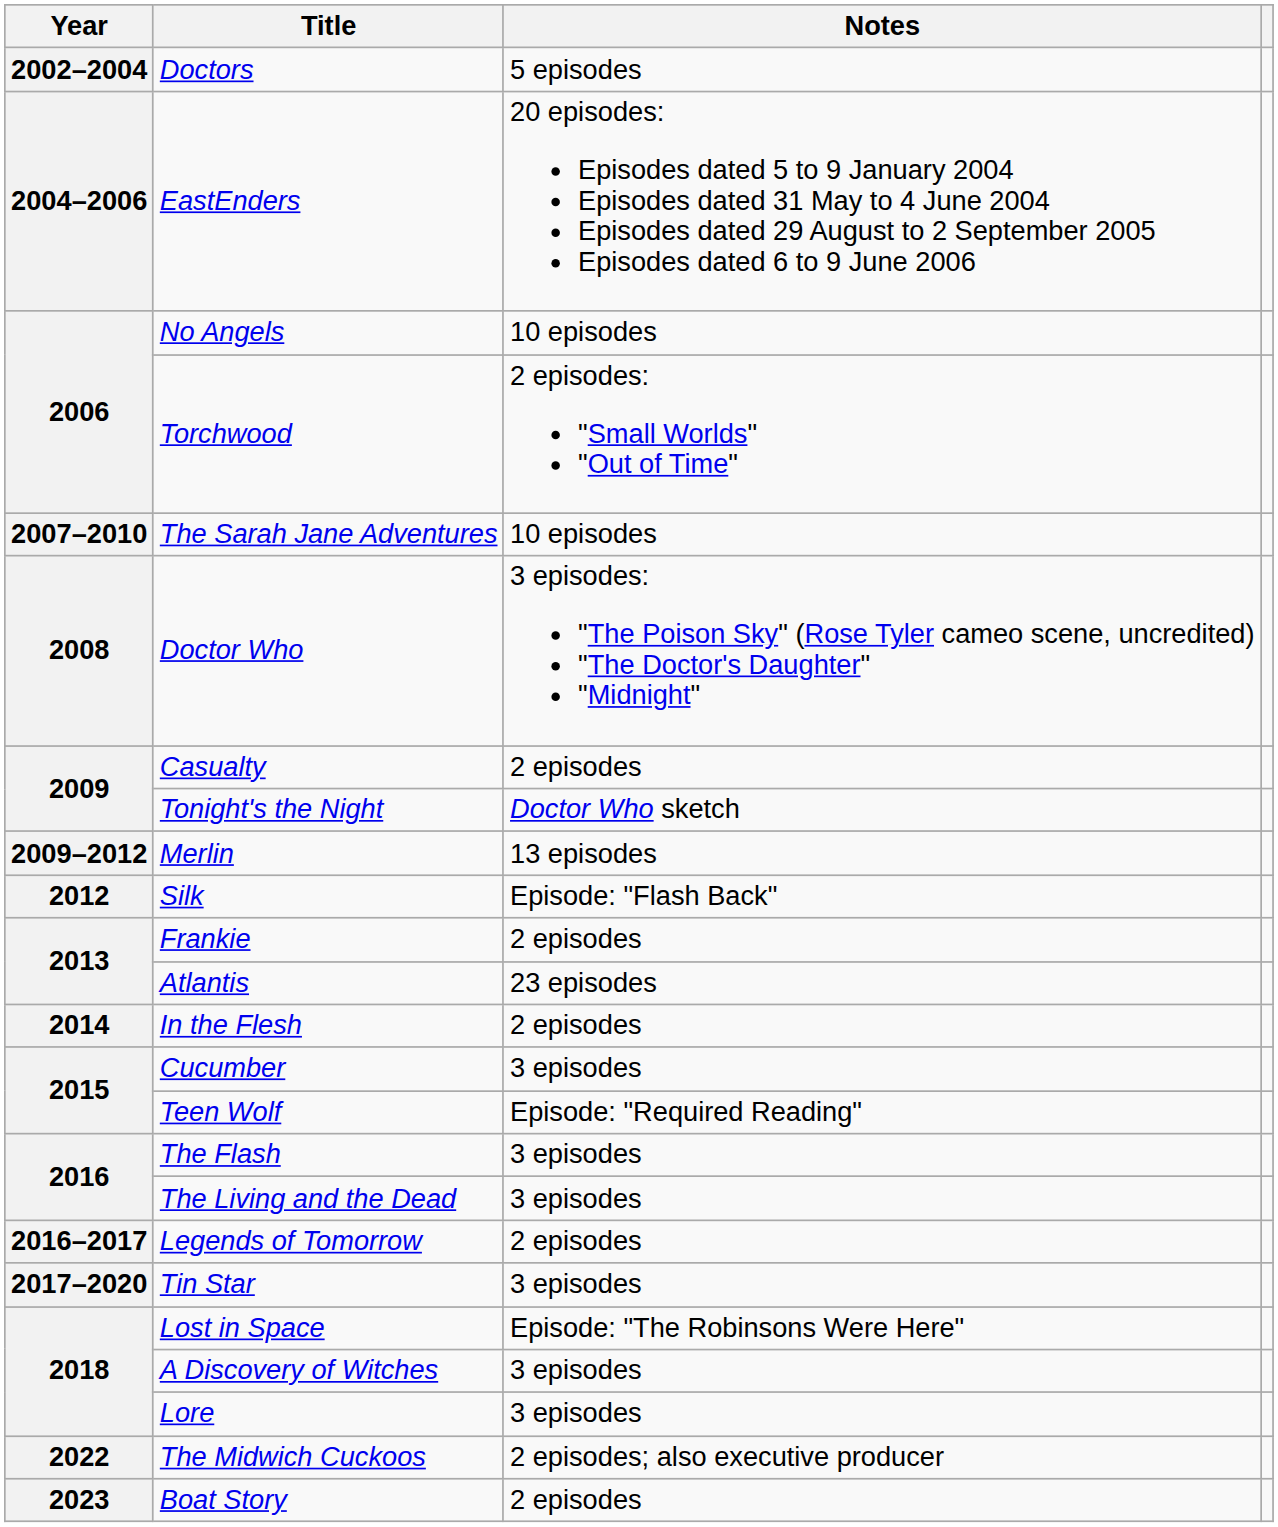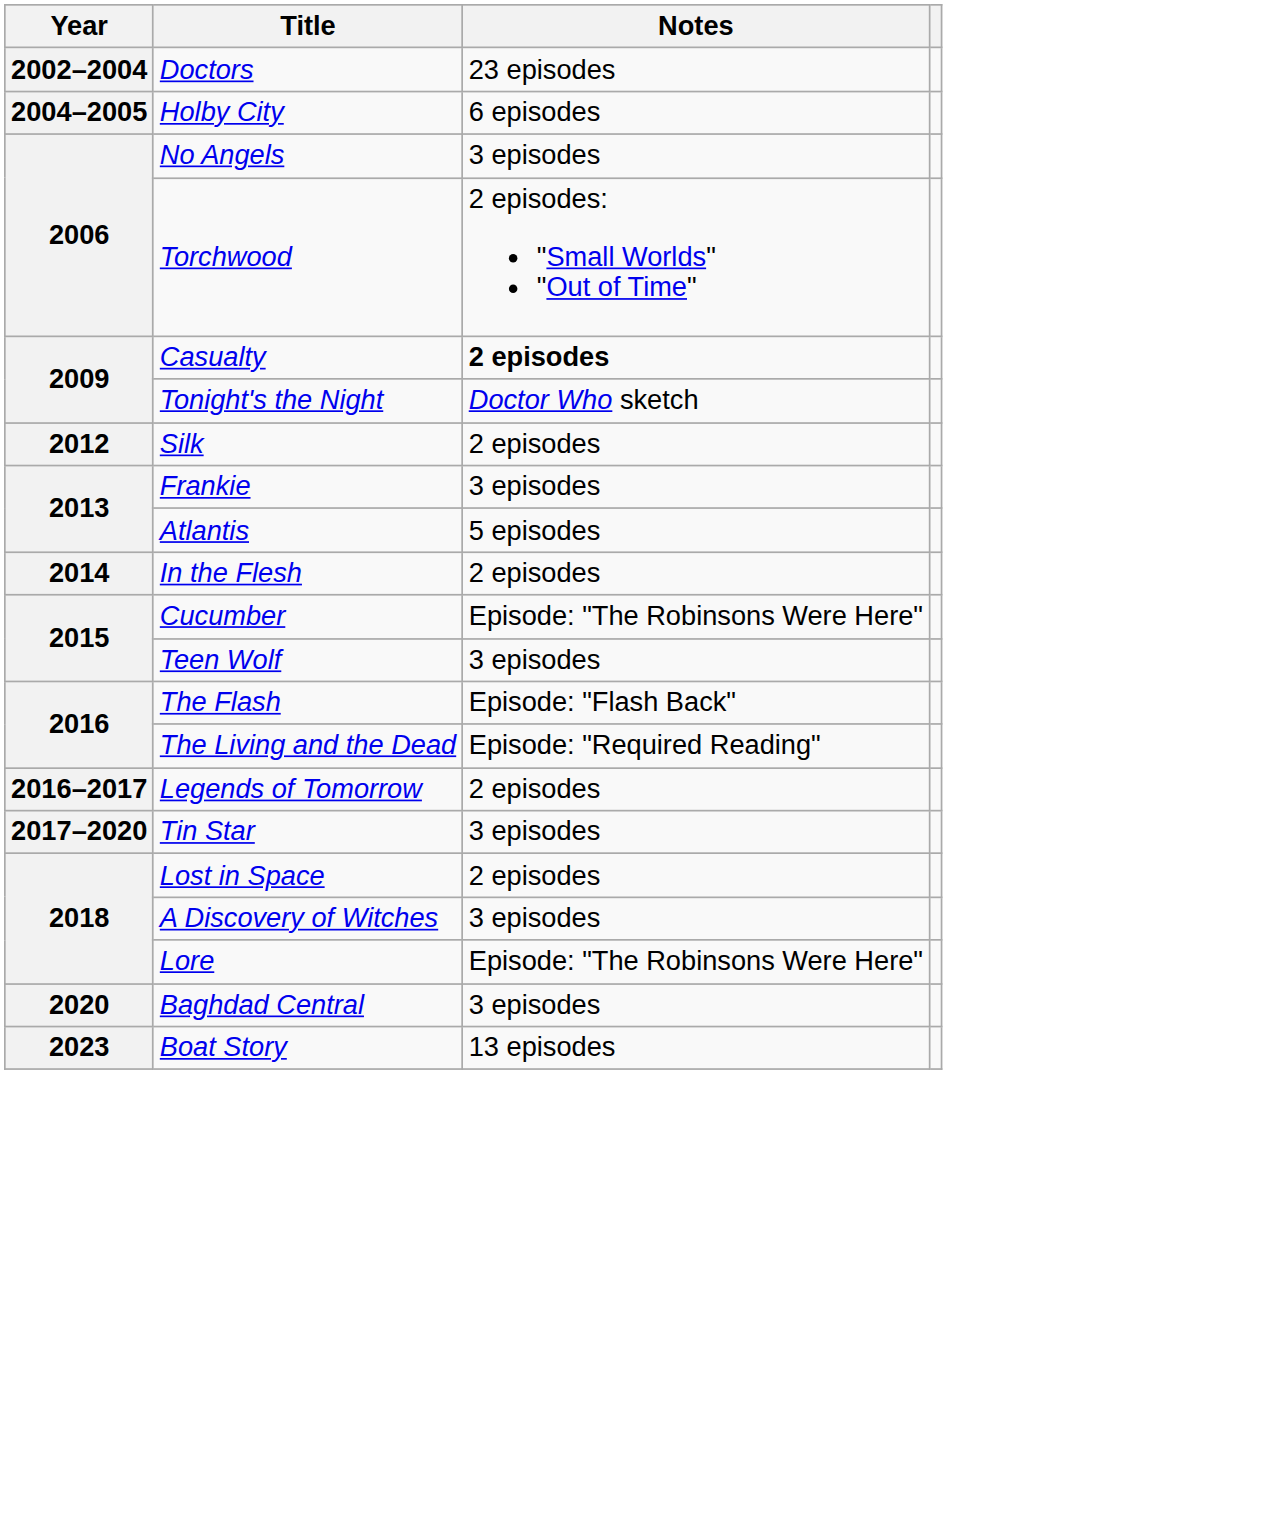(576, 69) 5 episodes -> (542, 69) 23 episodes
+ row: (222, 112)
- row: (230, 200)
(583, 332) 10 episodes -> (535, 155) 3 episodes
- row: (329, 534)
- row: (232, 650)
(576, 766) normal -> (539, 357) bold
- row: (197, 852)
(644, 896) Episode: "Flash Back" -> (535, 443) 2 episodes
(576, 939) 2 episodes -> (535, 486) 3 episodes
(583, 982) 23 episodes -> (535, 529) 5 episodes
(576, 1068) 3 episodes -> (696, 616) Episode: "The Robinsons Were Here"
(686, 1111) Episode: "Required Reading" -> (535, 659) 3 episodes
(576, 1154) 3 episodes -> (602, 702) Episode: "Flash Back"
(576, 1198) 3 episodes -> (645, 745) Episode: "Required Reading"
(737, 1327) Episode: "The Robinsons Were Here" -> (535, 875) 2 episodes
(576, 1413) 3 episodes -> (696, 961) Episode: "The Robinsons Were Here"
+ row: (262, 1004)
- row: (293, 1456)
(576, 1499) 2 episodes -> (542, 1047) 13 episodes
